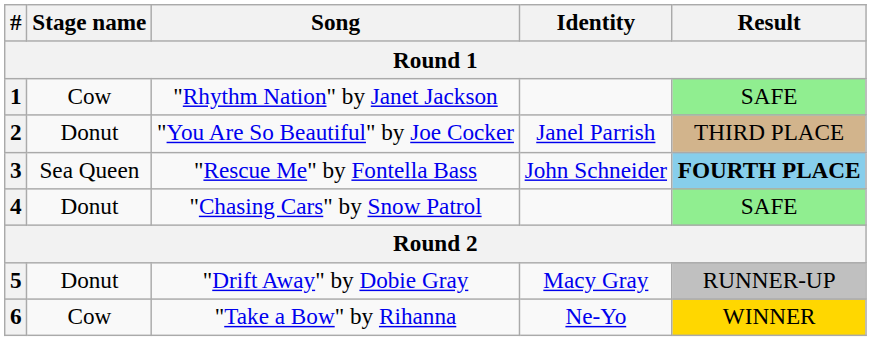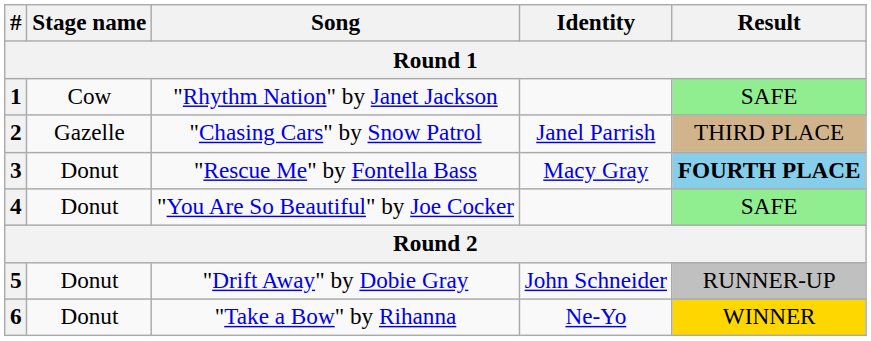(89, 133) Donut -> (89, 133) Gazelle
(336, 133) "You Are So Beautiful" by Joe Cocker -> (336, 133) "Chasing Cars" by Snow Patrol
(89, 170) Sea Queen -> (89, 170) Donut
(596, 170) John Schneider -> (596, 170) Macy Gray
(336, 206) "Chasing Cars" by Snow Patrol -> (336, 206) "You Are So Beautiful" by Joe Cocker
(596, 280) Macy Gray -> (596, 280) John Schneider
(89, 317) Cow -> (89, 317) Donut
